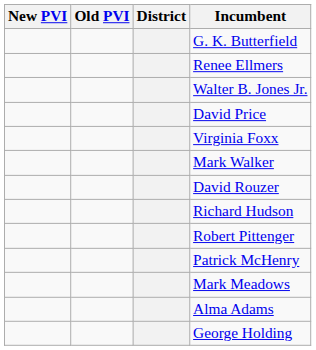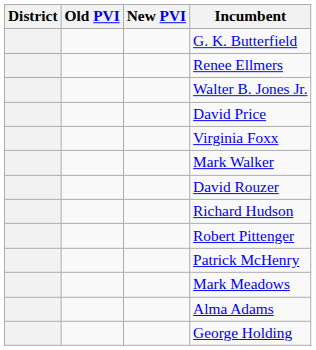columns swapped: (161, 16) <-> (38, 16)
